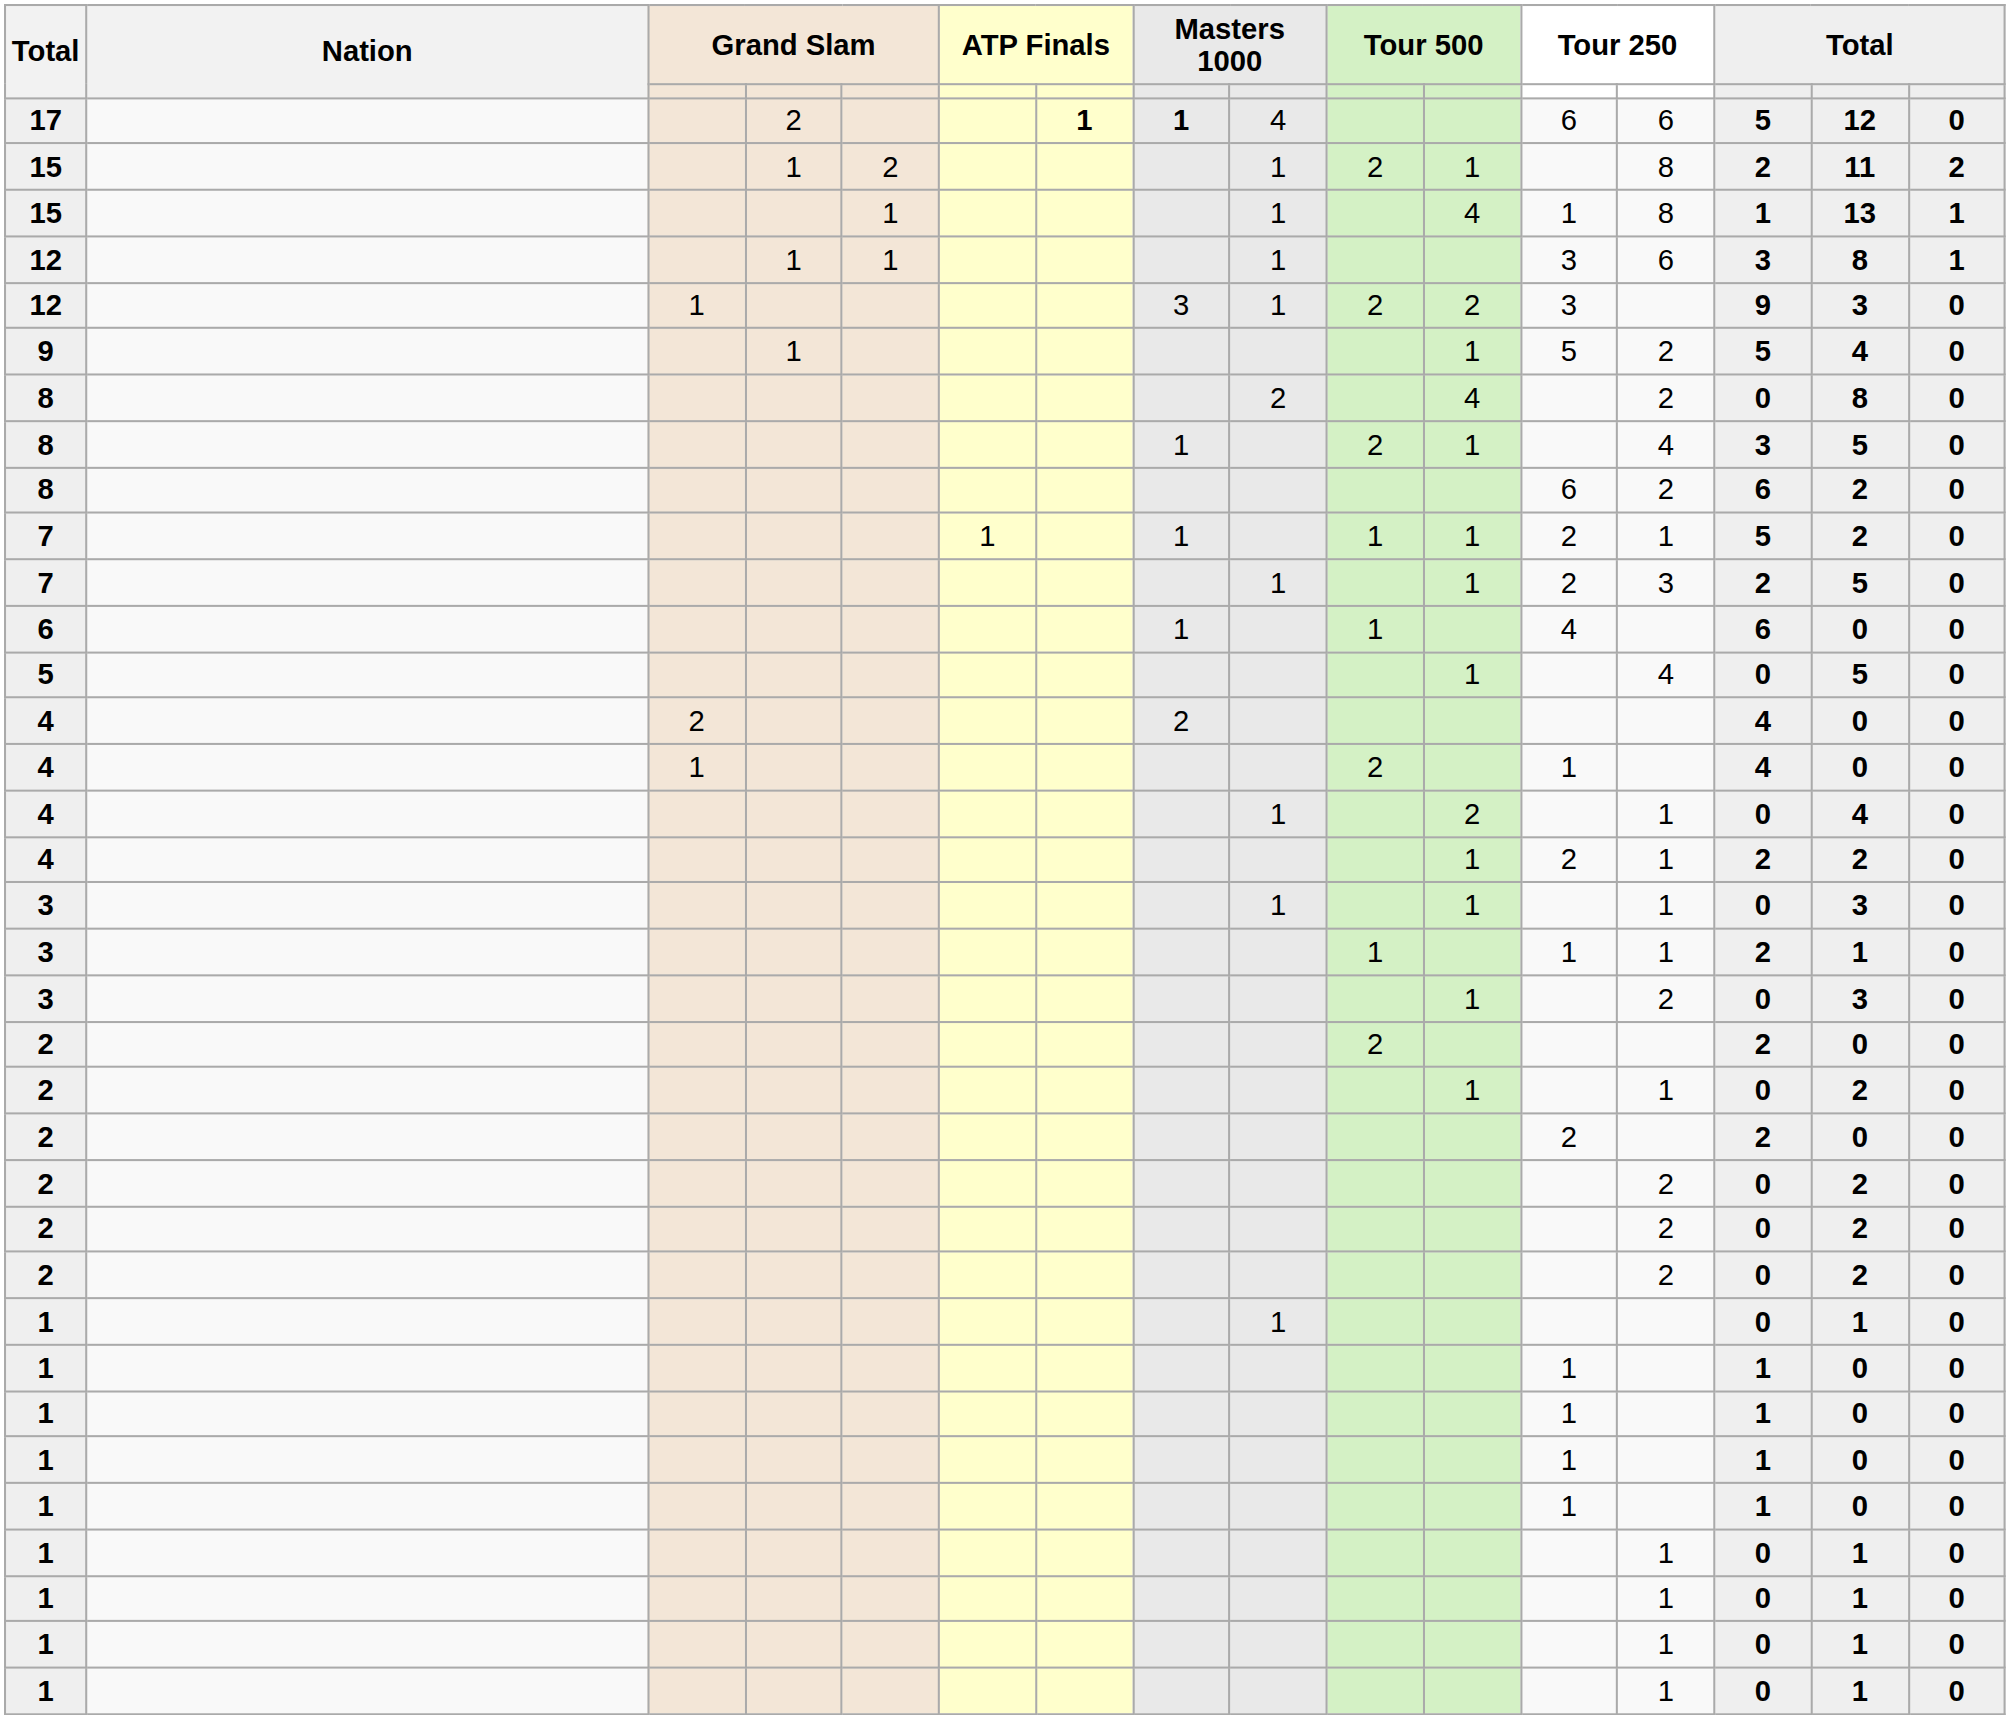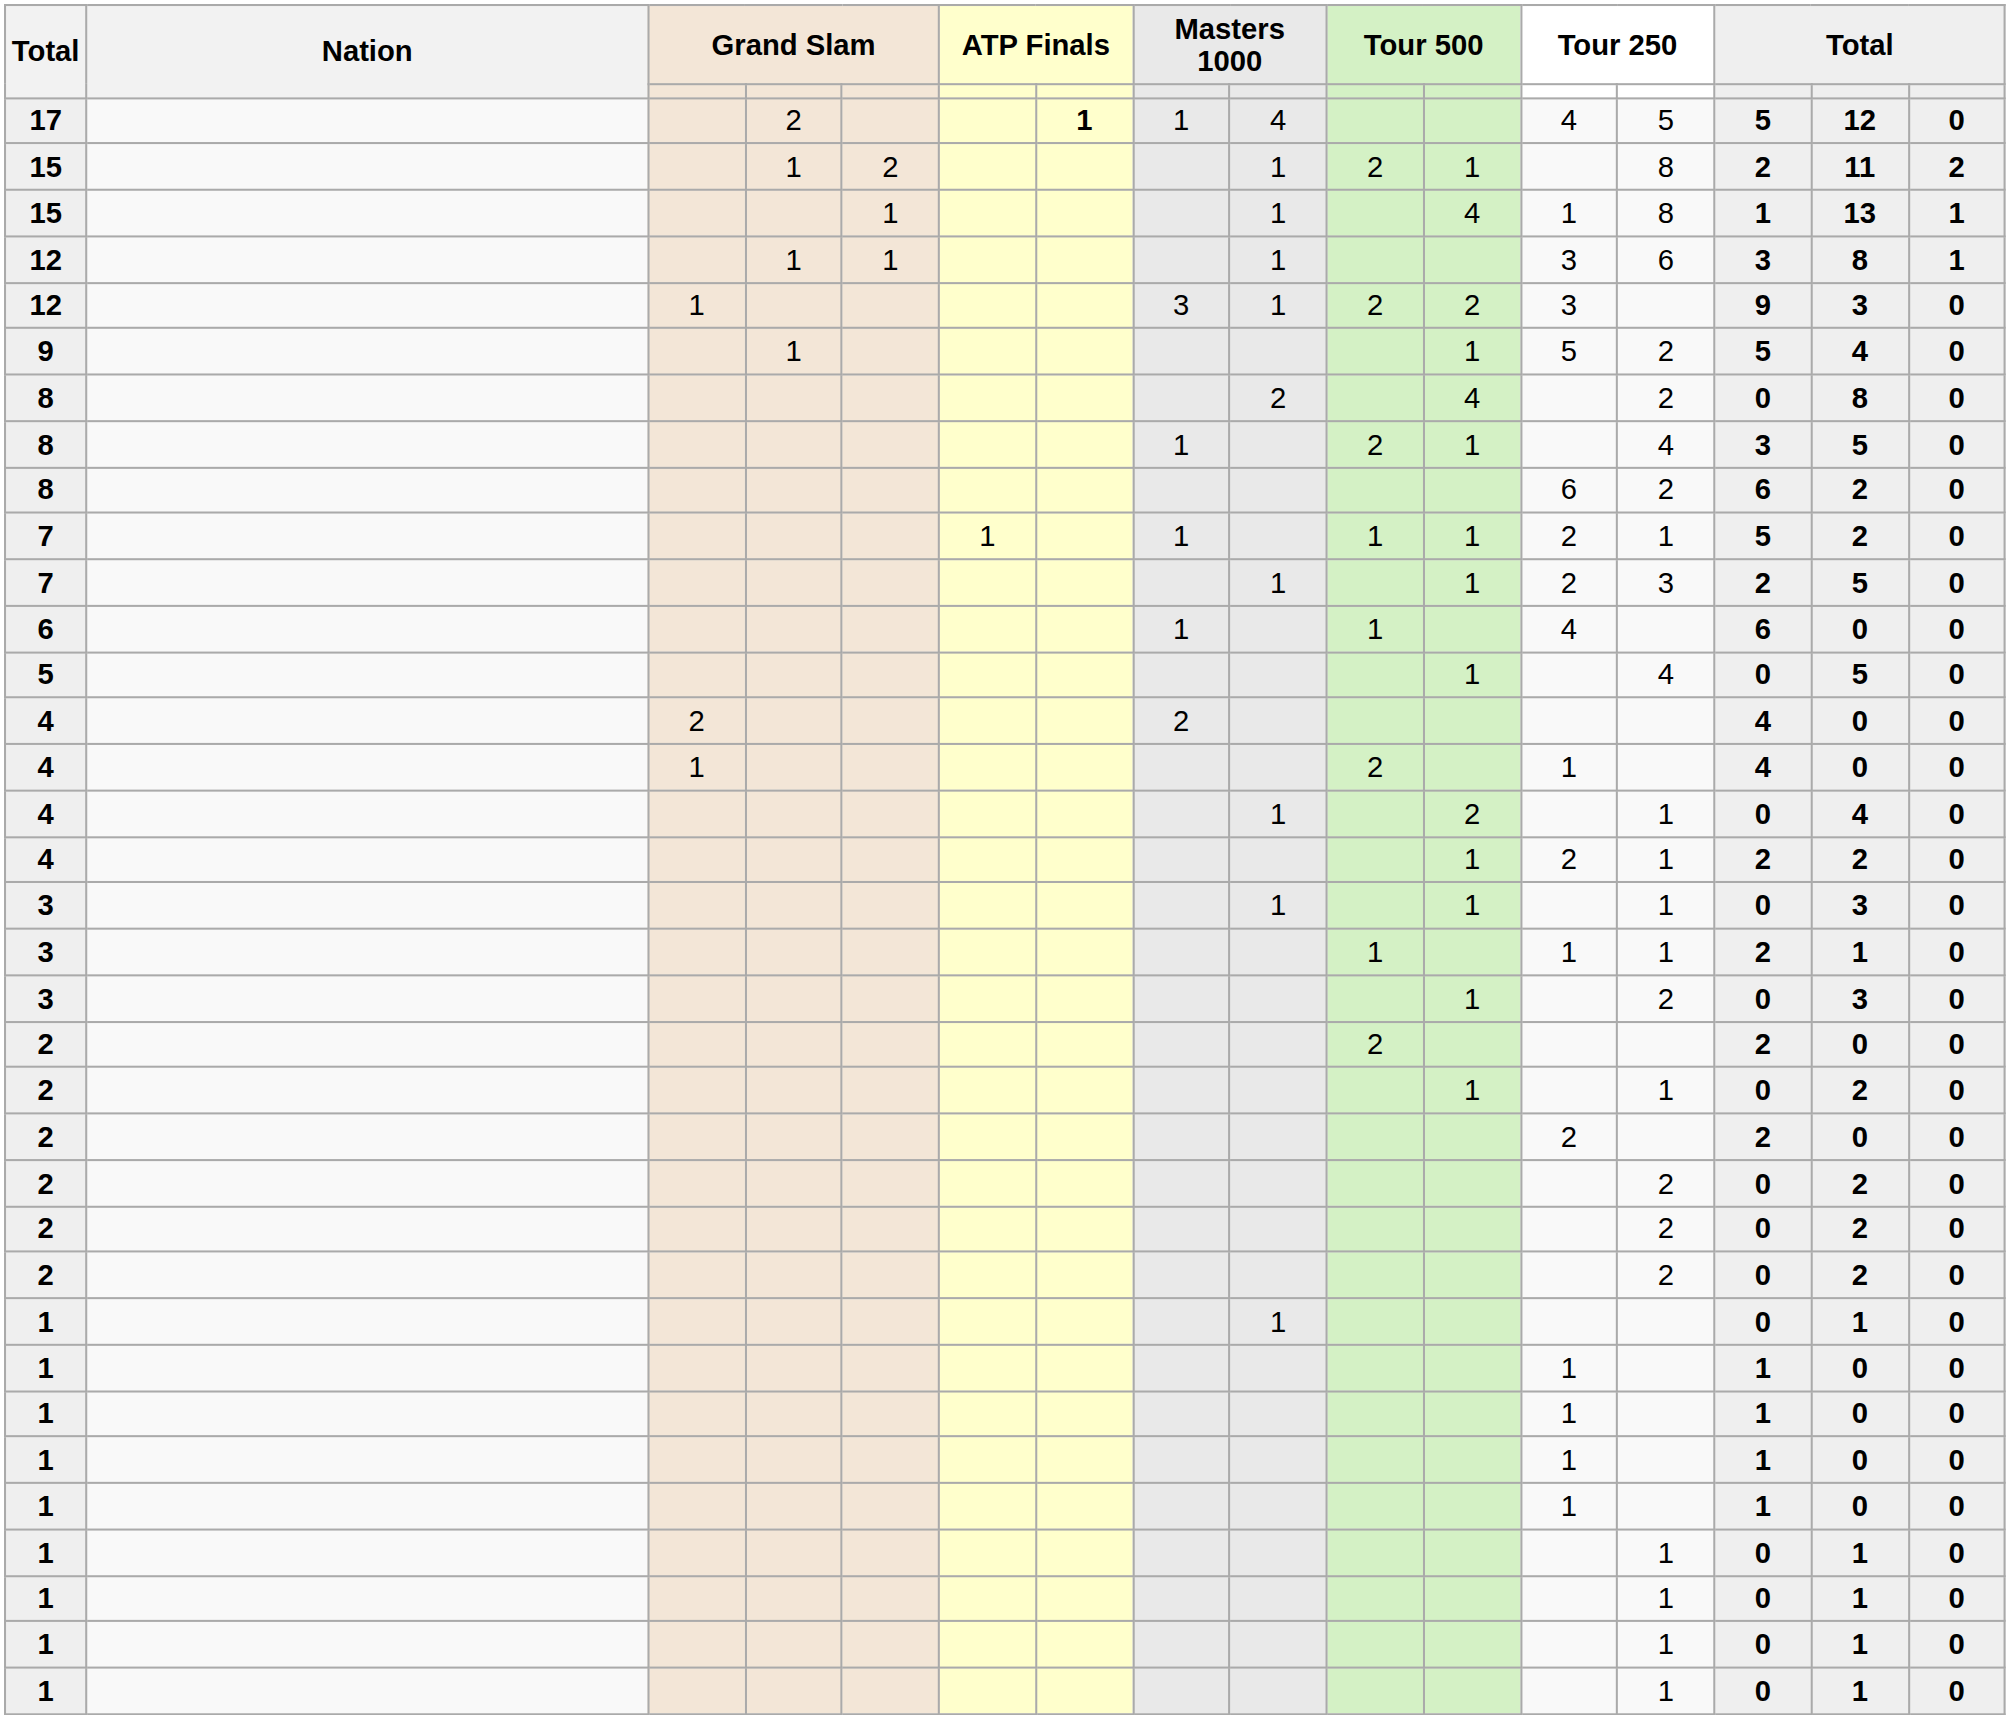(1181, 121) bold -> (1181, 121) normal
(1569, 121) 6 -> (1569, 121) 4
(1666, 121) 6 -> (1666, 121) 5
